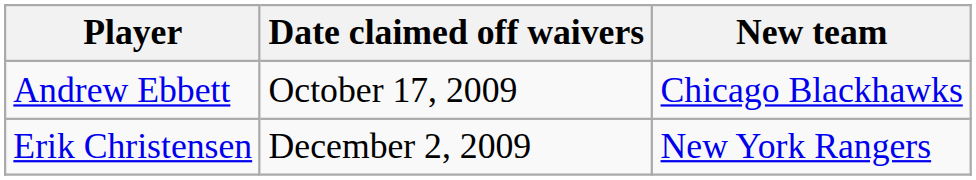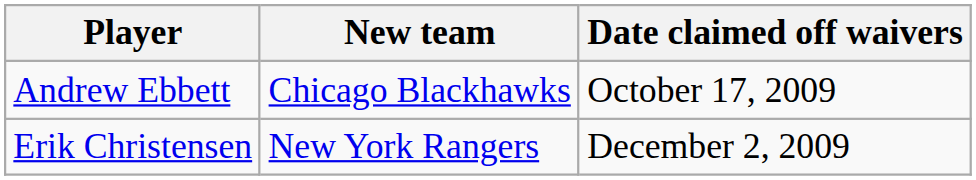columns swapped: (812, 32) <-> (456, 32)
